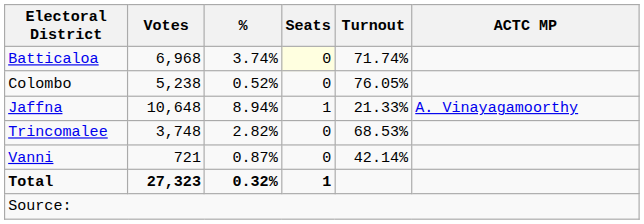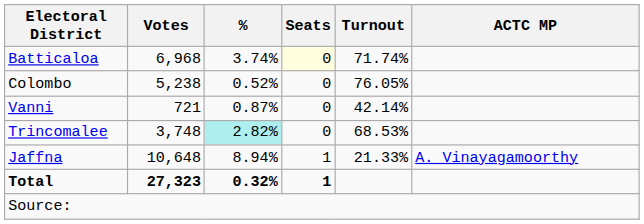rows swapped: (35, 108) <-> (31, 157)
(255, 133) no background -> (255, 133) paleturquoise background
